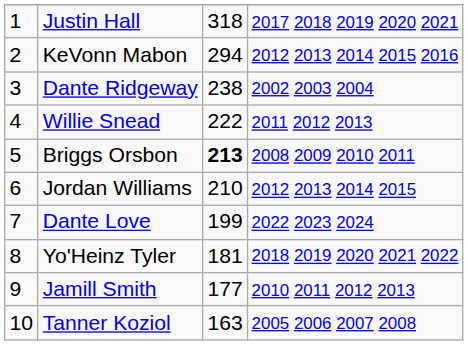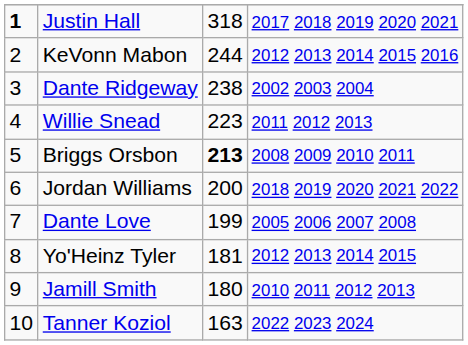(15, 21) normal -> (15, 21) bold
(225, 54) 294 -> (225, 54) 244
(225, 121) 222 -> (225, 121) 223
(225, 188) 210 -> (225, 188) 200
(334, 189) 2012 2013 2014 2015 -> (355, 189) 2018 2019 2020 2021 2022
(313, 222) 2022 2023 2024 -> (334, 222) 2005 2006 2007 2008
(355, 256) 2018 2019 2020 2021 2022 -> (334, 256) 2012 2013 2014 2015
(225, 289) 177 -> (225, 289) 180
(334, 323) 2005 2006 2007 2008 -> (313, 323) 2022 2023 2024
